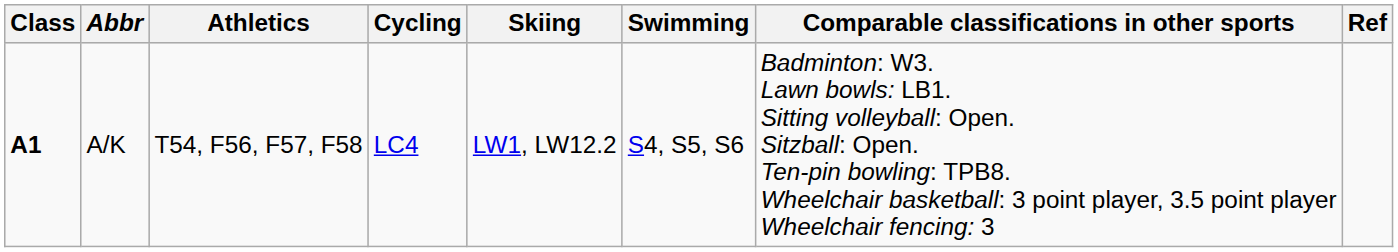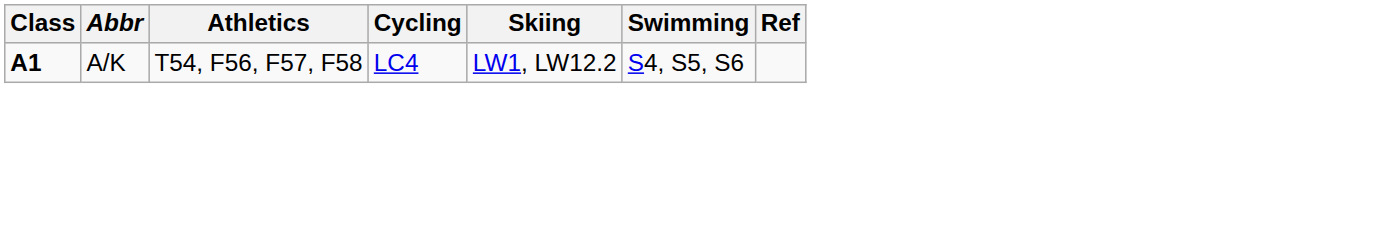- column: (1049, 23)
